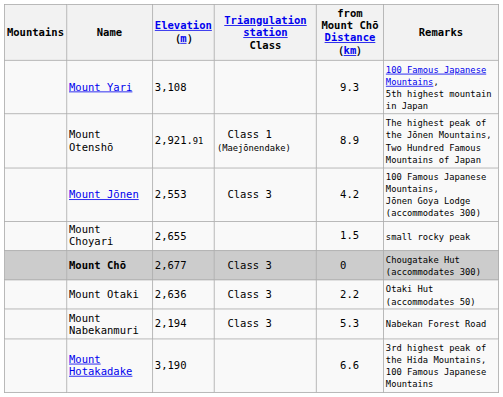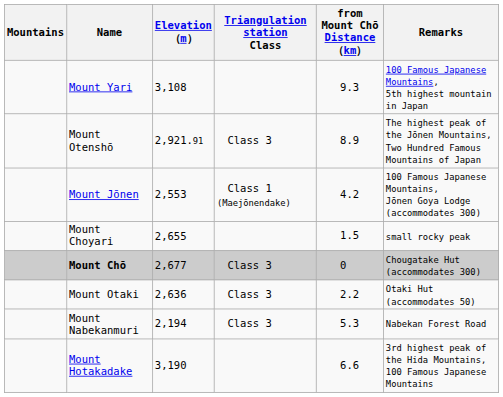(254, 141) Class 1 (Maejōnendake) -> (244, 140) Class 3
(244, 194) Class 3 -> (254, 195) Class 1 (Maejōnendake)
